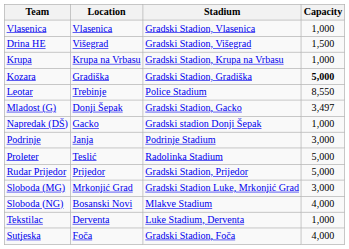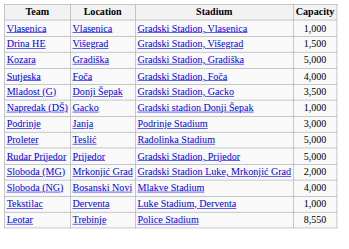- row: (19, 60)
(323, 76) bold -> (315, 60) normal
rows swapped: (20, 92) <-> (24, 236)
(323, 108) 3,497 -> (315, 92) 3,500
(323, 188) 3,000 -> (315, 172) 2,000
